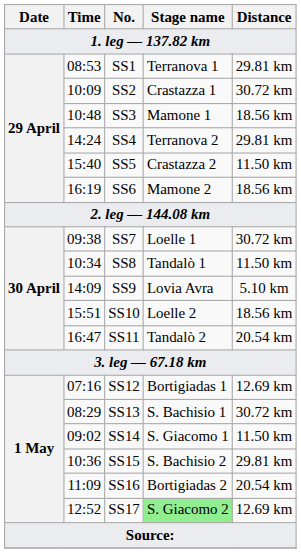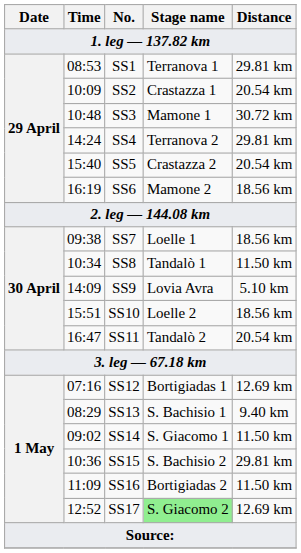(264, 90) 30.72 km -> (264, 90) 20.54 km
(264, 115) 18.56 km -> (264, 115) 30.72 km
(264, 164) 11.50 km -> (264, 164) 20.54 km
(264, 238) 30.72 km -> (264, 238) 18.56 km
(264, 411) 30.72 km -> (264, 411) 9.40 km
(264, 485) 20.54 km -> (264, 485) 11.50 km
